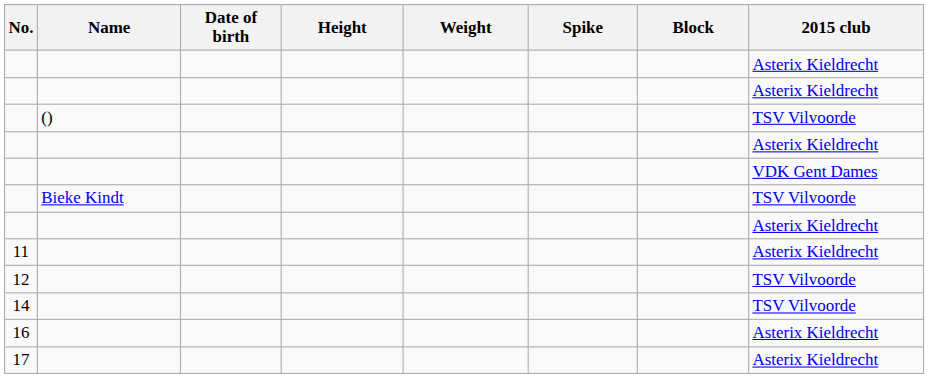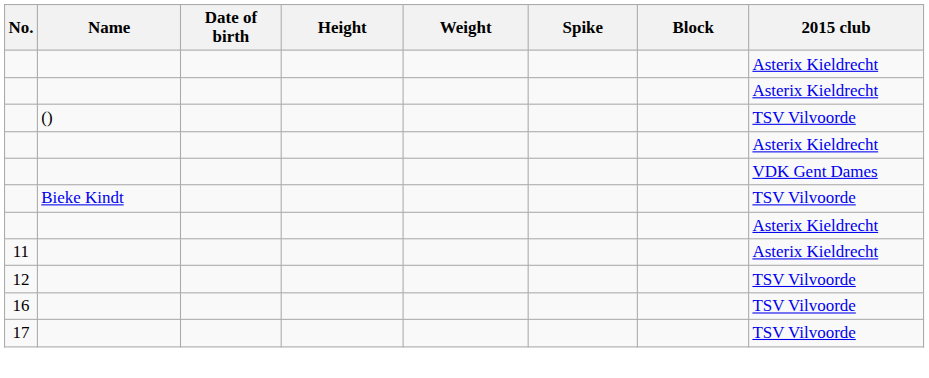- row: (21, 306)
(815, 332) Asterix Kieldrecht -> (804, 306) TSV Vilvoorde
(815, 359) Asterix Kieldrecht -> (804, 332) TSV Vilvoorde
